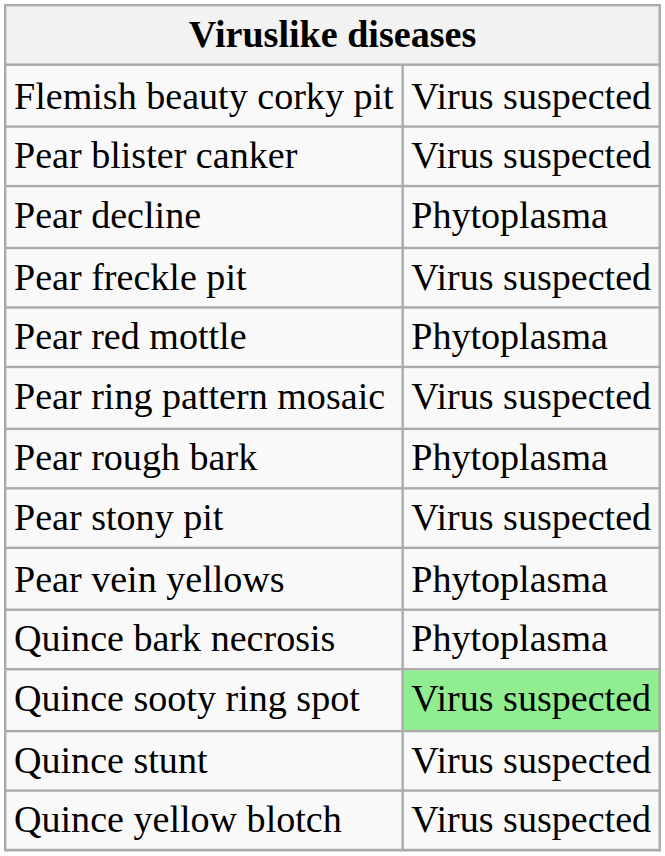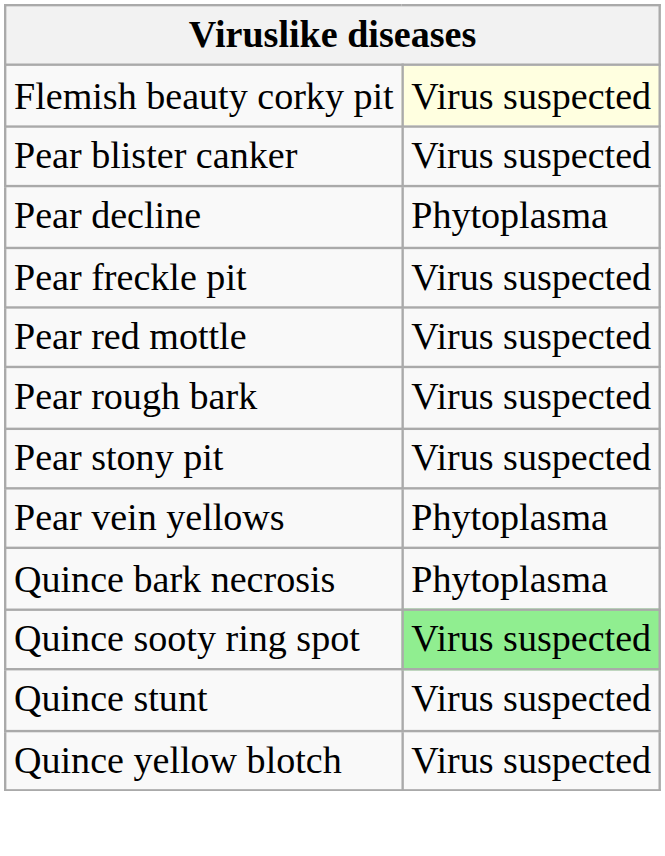(531, 95) no background -> (531, 95) lightyellow background
(510, 336) Phytoplasma -> (531, 336) Virus suspected
- row: (200, 397)
(510, 457) Phytoplasma -> (531, 397) Virus suspected
